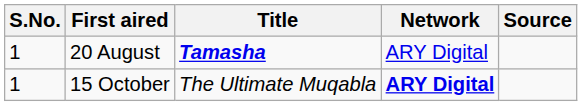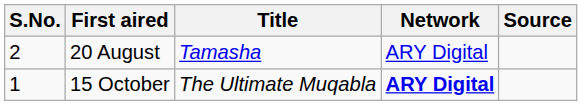(15, 52) 1 -> (15, 52) 2
(222, 52) bold -> (220, 52) normal
